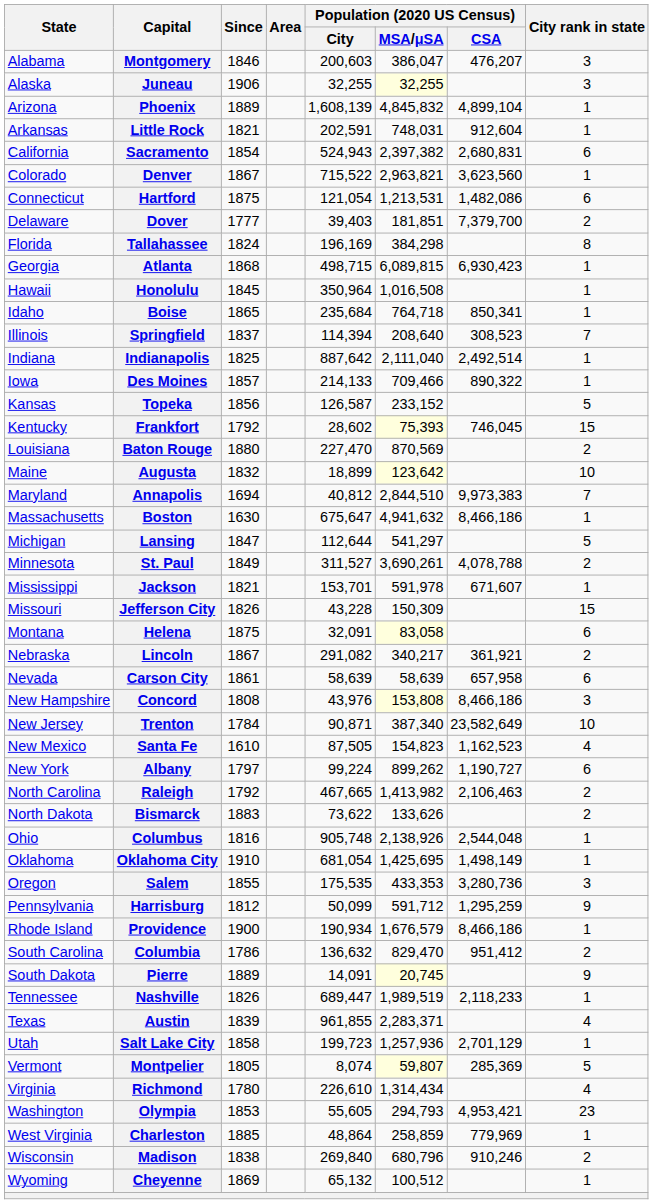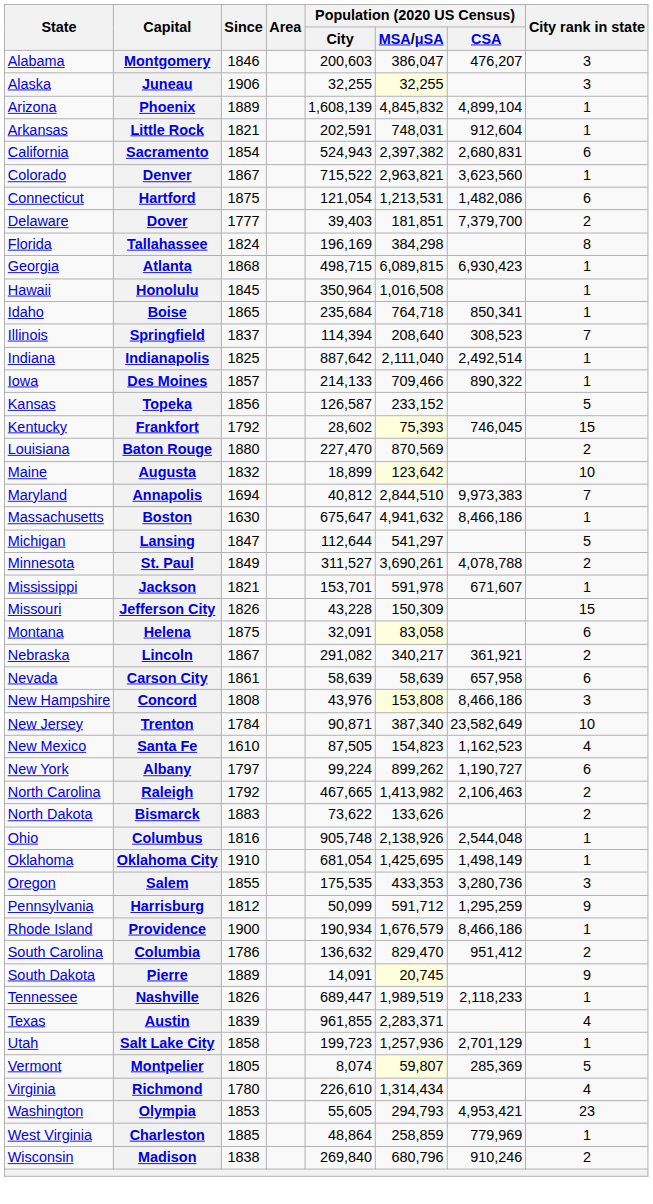- row: (167, 1180)
